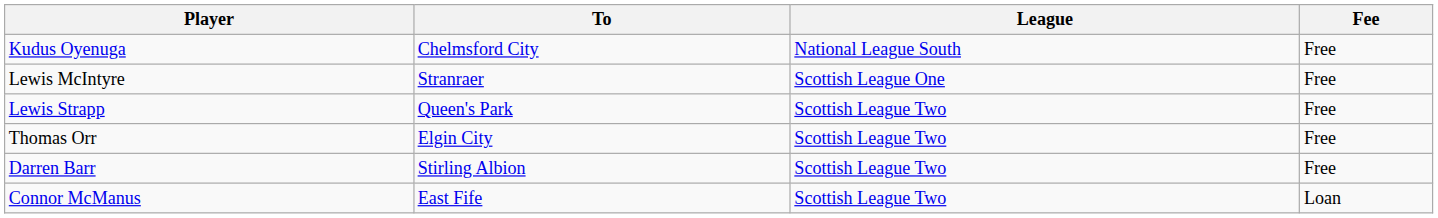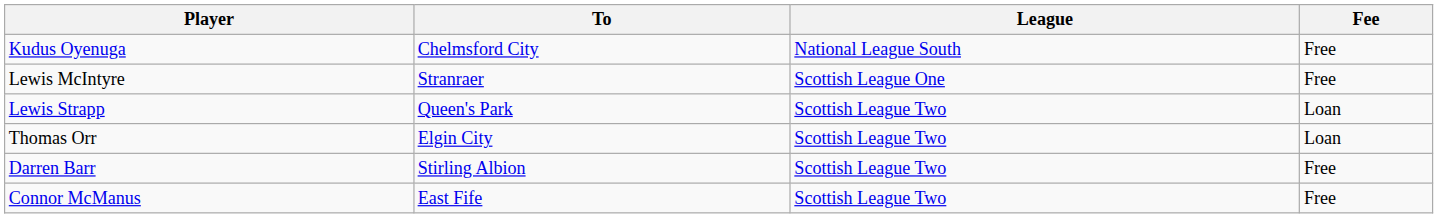(1320, 109) Free -> (1322, 109) Loan
(1320, 138) Free -> (1322, 138) Loan
(1322, 198) Loan -> (1320, 198) Free
